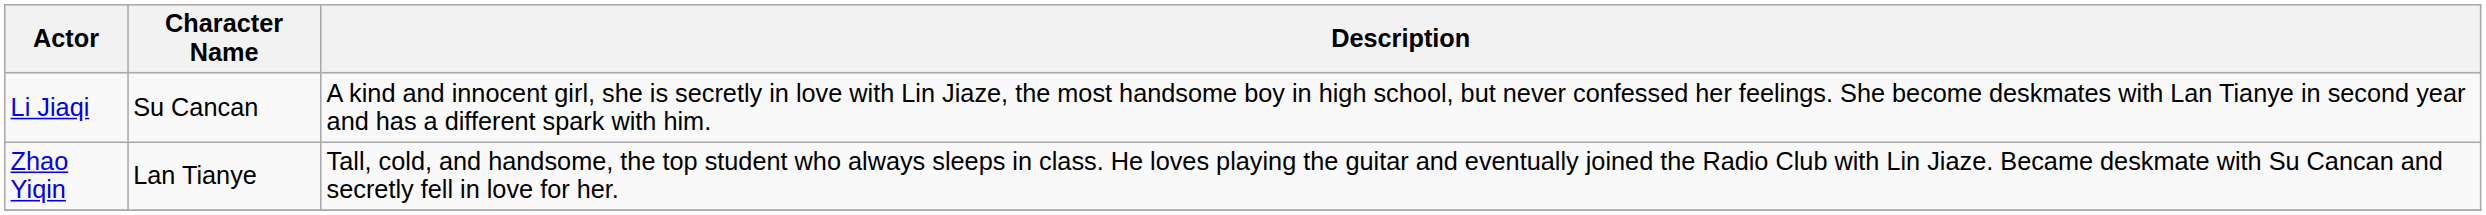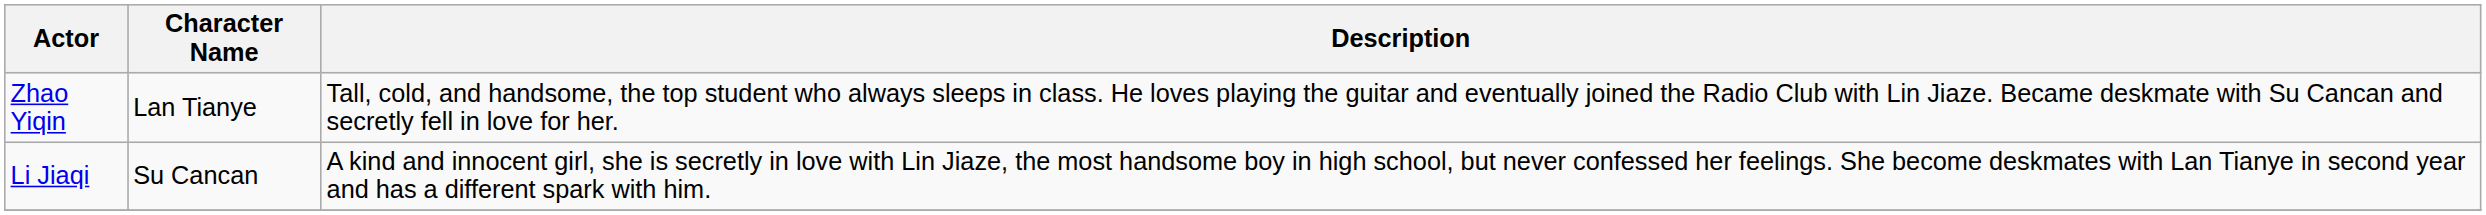rows swapped: (39, 175) <-> (50, 107)
